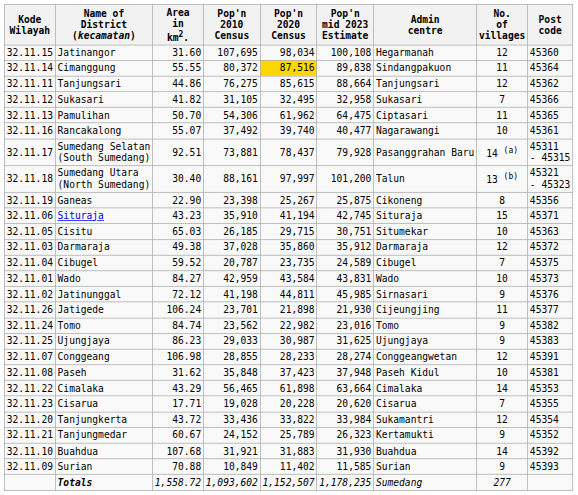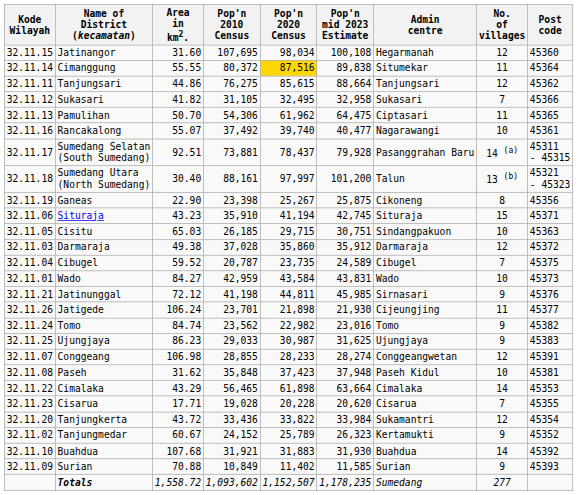(414, 68) Sindangpakuon -> (402, 68) Situmekar
(402, 232) Situmekar -> (414, 232) Sindangpakuon
(30, 294) 32.11.02 -> (30, 294) 32.11.21
(30, 435) 32.11.21 -> (30, 435) 32.11.02
